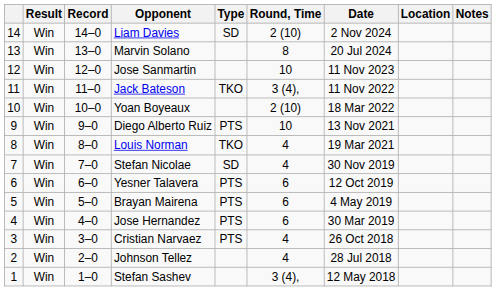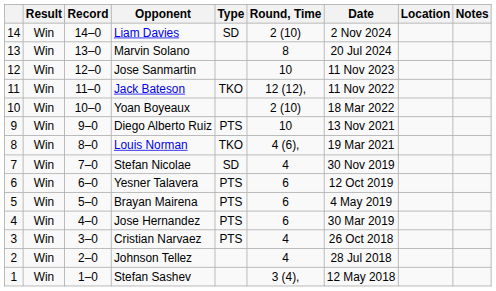(286, 89) 3 (4), -> (286, 89) 12 (12),
(286, 145) 4 -> (286, 145) 4 (6),
